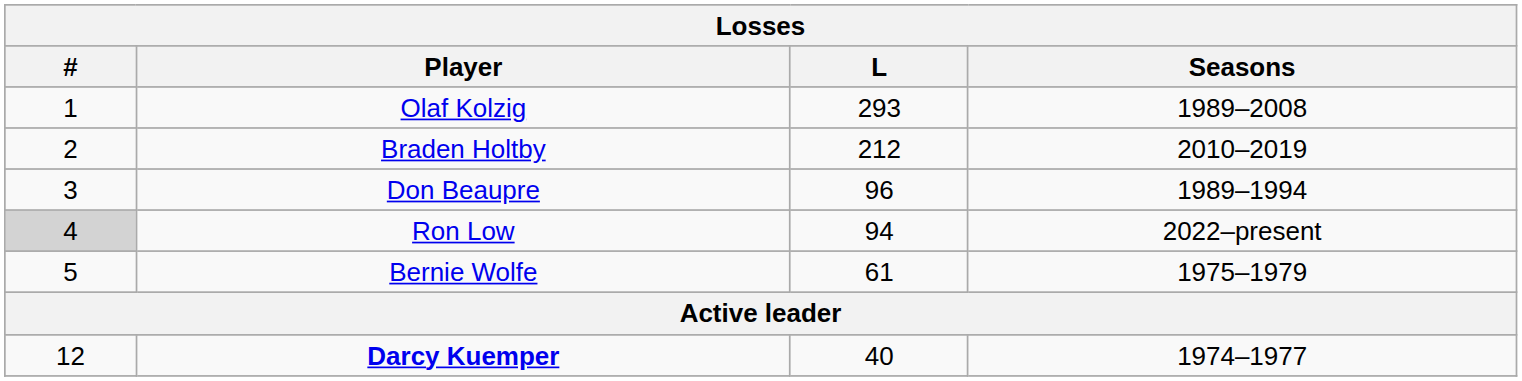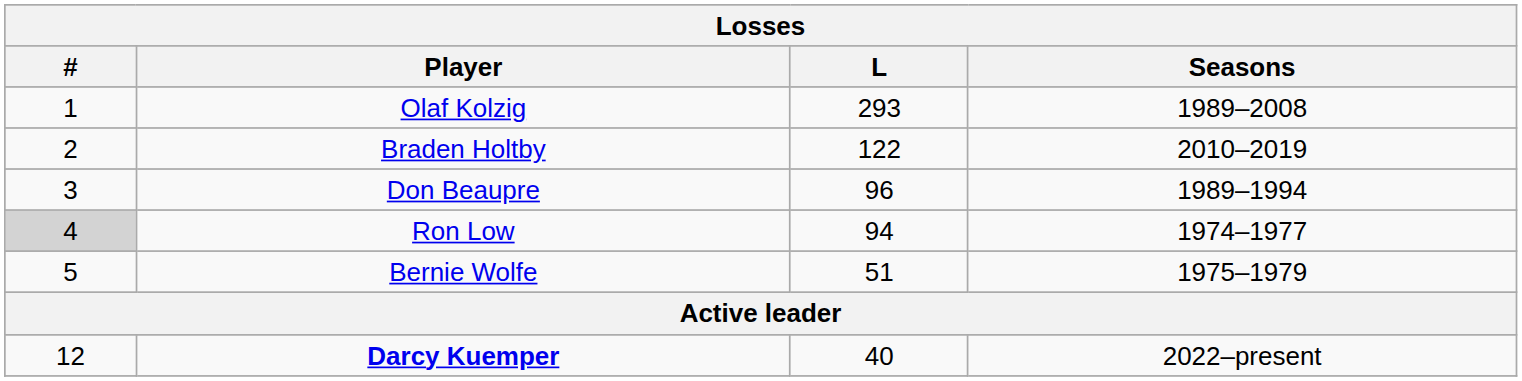(879, 149) 212 -> (879, 149) 122
(1242, 231) 2022–present -> (1242, 231) 1974–1977
(879, 272) 61 -> (879, 272) 51
(1242, 355) 1974–1977 -> (1242, 355) 2022–present
